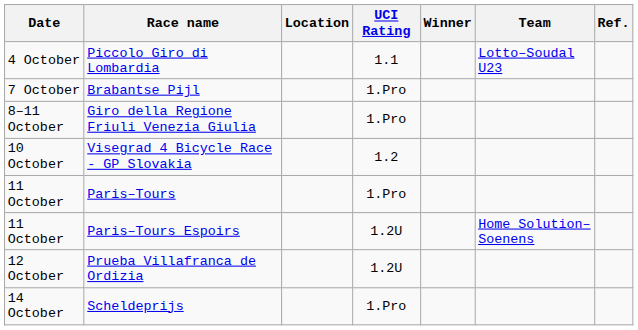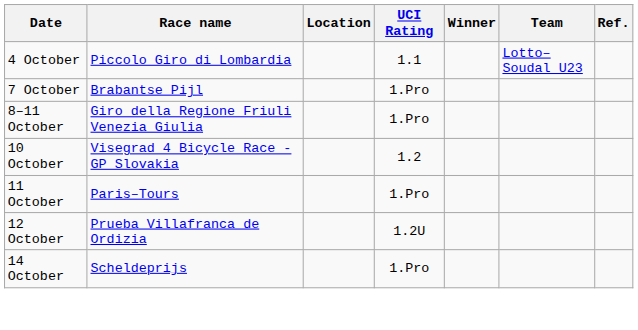- row: (164, 231)
